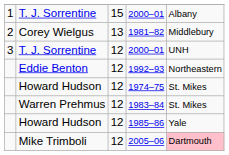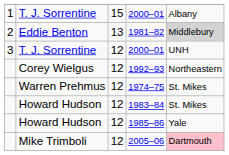(56, 31) Corey Wielgus -> (53, 31) Eddie Benton
(191, 32) no background -> (191, 32) lightgrey background
(53, 68) Eddie Benton -> (56, 68) Corey Wielgus
(60, 86) Howard Hudson -> (62, 86) Warren Prehmus
(62, 104) Warren Prehmus -> (60, 104) Howard Hudson
